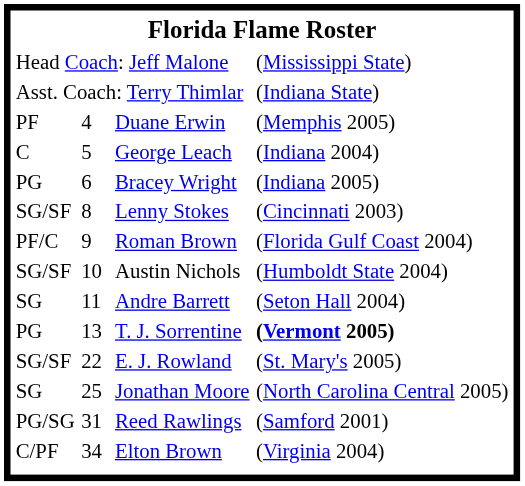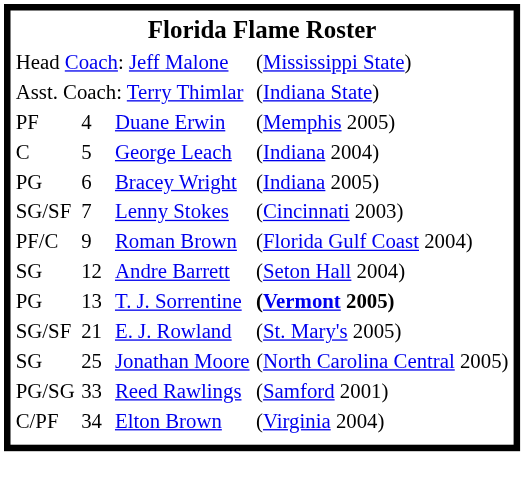(86, 211) 8 -> (86, 211) 7
- row: (178, 271)
(91, 301) 11 -> (92, 271) 12
(92, 361) 22 -> (92, 331) 21
(92, 421) 31 -> (92, 391) 33
